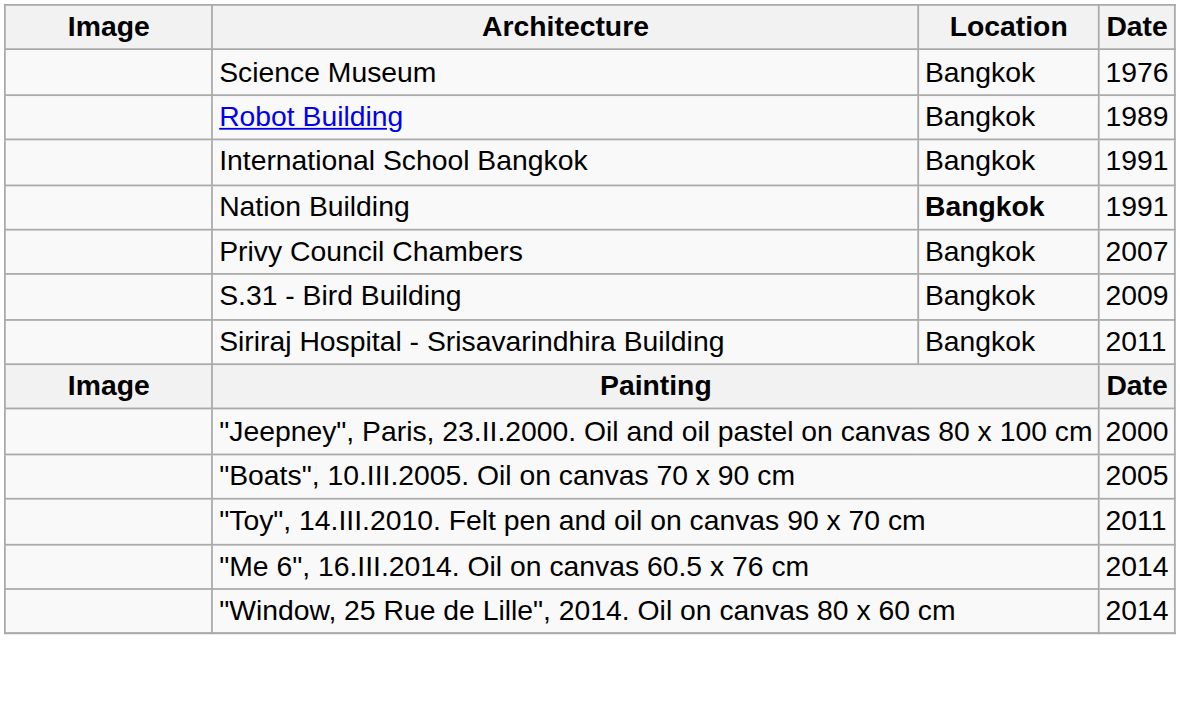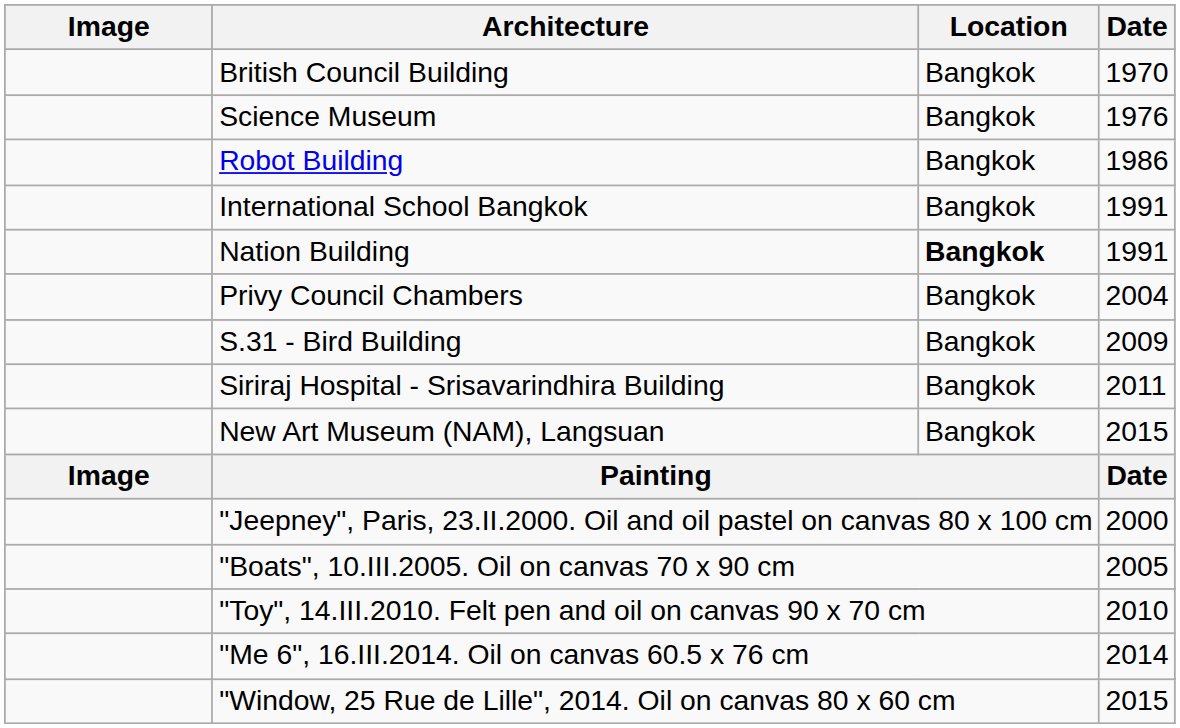+ row: (364, 71)
(1137, 116) 1989 -> (1137, 161) 1986
(1137, 251) 2007 -> (1137, 296) 2004
+ row: (442, 431)
(1136, 521) 2011 -> (1137, 610) 2010
(1137, 610) 2014 -> (1137, 700) 2015
